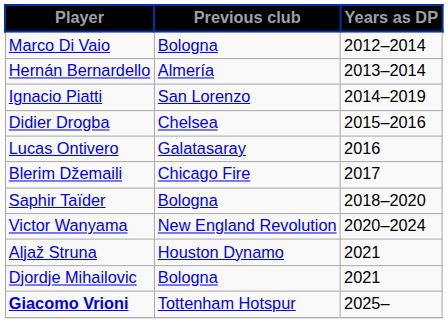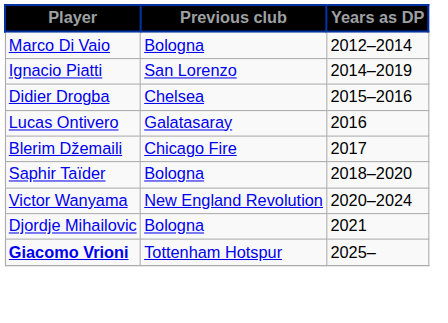- row: (80, 71)
- row: (53, 252)
